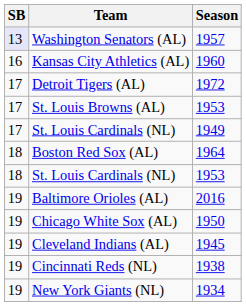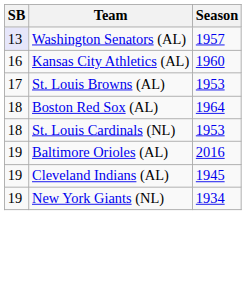- row: (88, 84)
- row: (104, 130)
- row: (104, 221)
- row: (94, 267)
